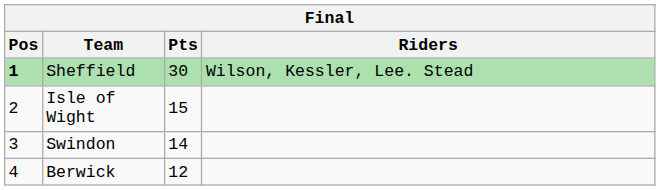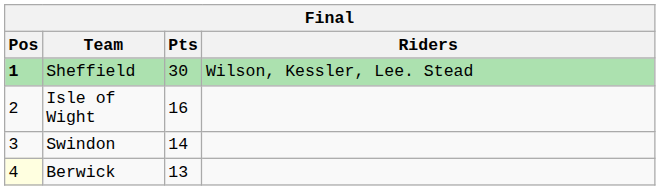(178, 108) 15 -> (178, 108) 16
(14, 172) no background -> (14, 172) lightyellow background
(178, 172) 12 -> (178, 172) 13
